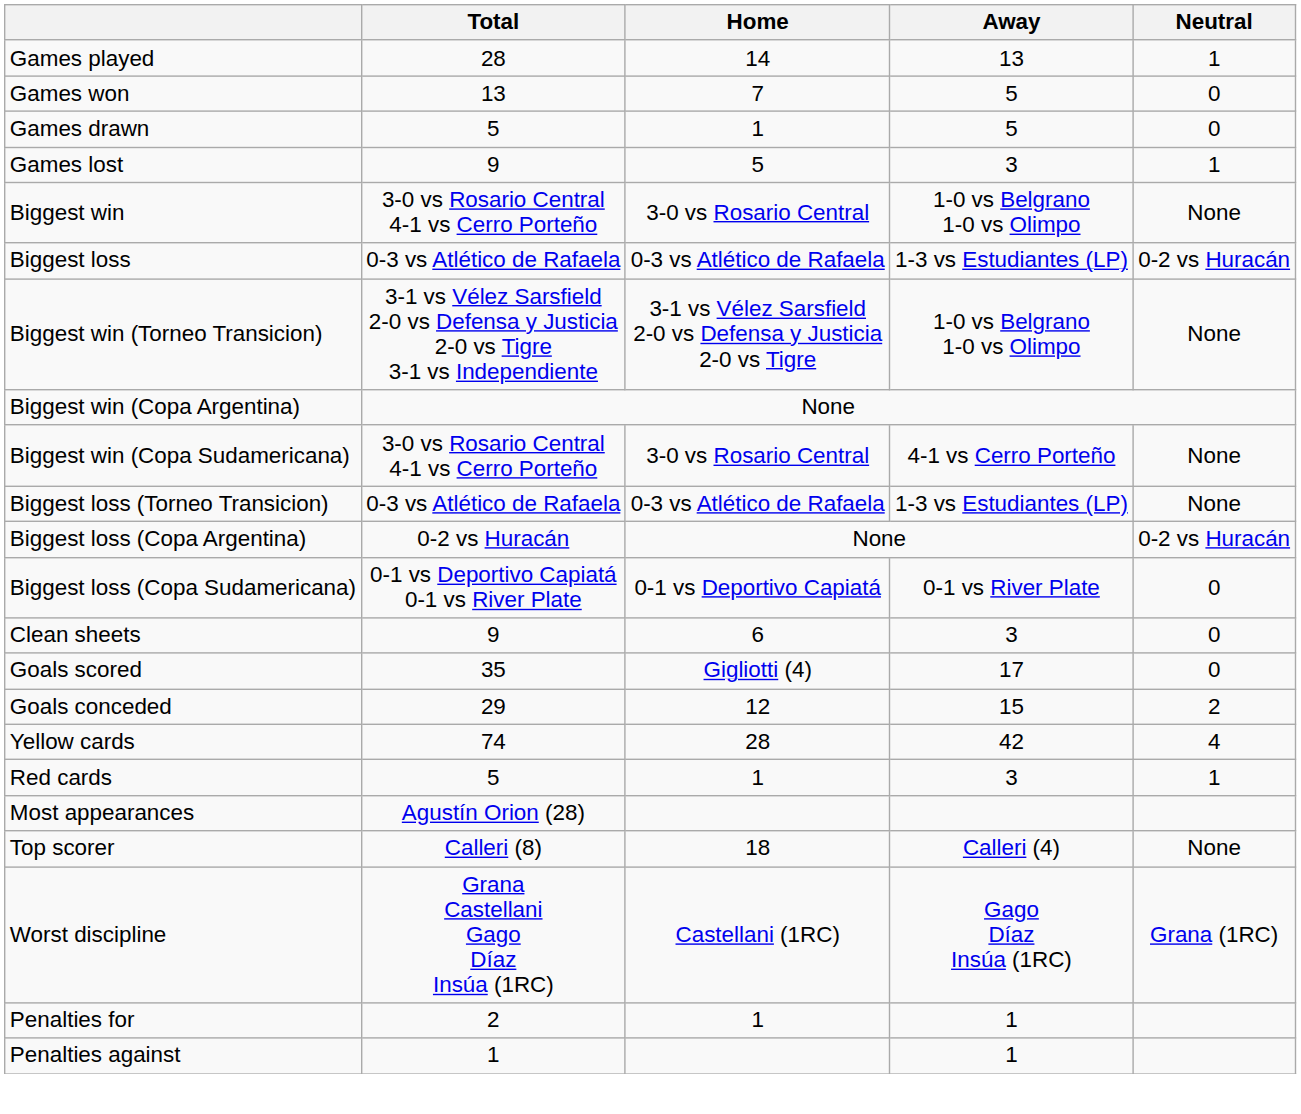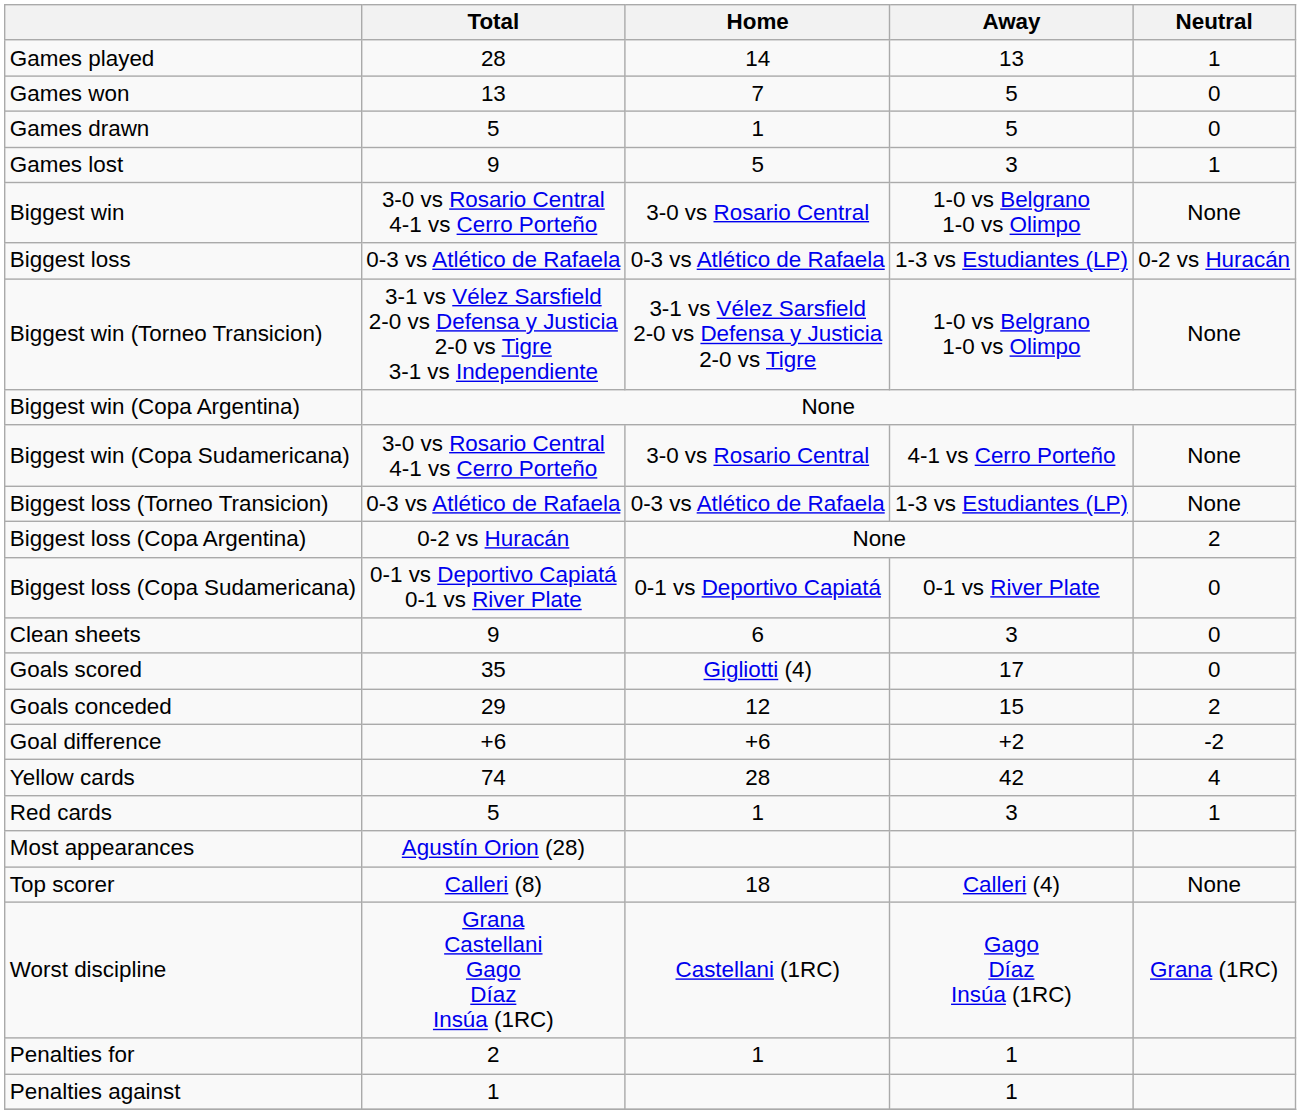(1214, 539) 0-2 vs Huracán -> (1214, 539) 2
+ row: (86, 741)
